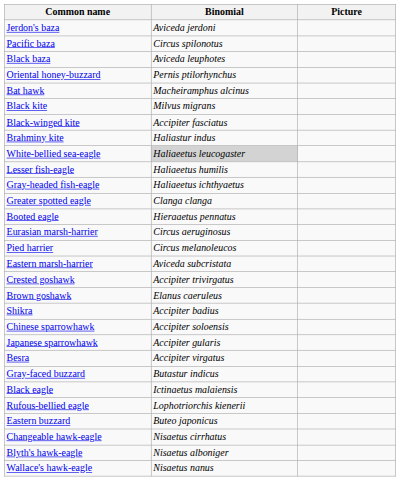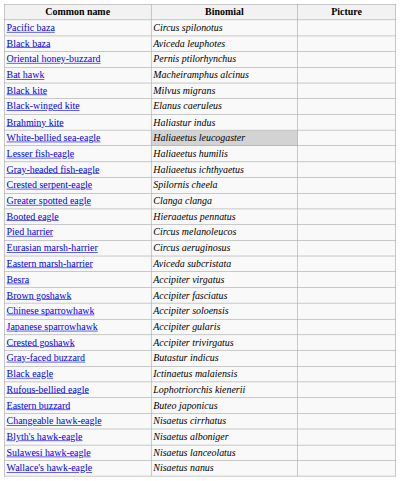- row: (33, 28)
(190, 122) Accipiter fasciatus -> (188, 106) Elanus caeruleus
+ row: (49, 185)
rows swapped: (52, 232) <-> (30, 248)
rows swapped: (41, 279) <-> (18, 358)
(188, 295) Elanus caeruleus -> (190, 295) Accipiter fasciatus
- row: (20, 311)
+ row: (49, 452)
